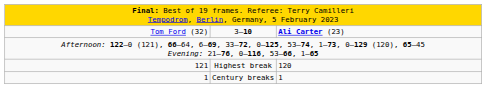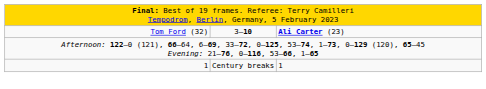- row: (201, 65)
